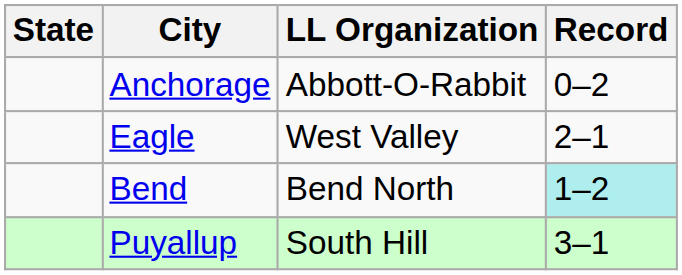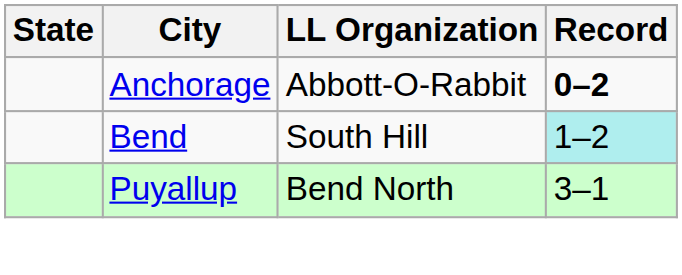(582, 83) normal -> (582, 83) bold
- row: (152, 136)
(370, 189) Bend North -> (357, 136) South Hill
(357, 242) South Hill -> (370, 189) Bend North
